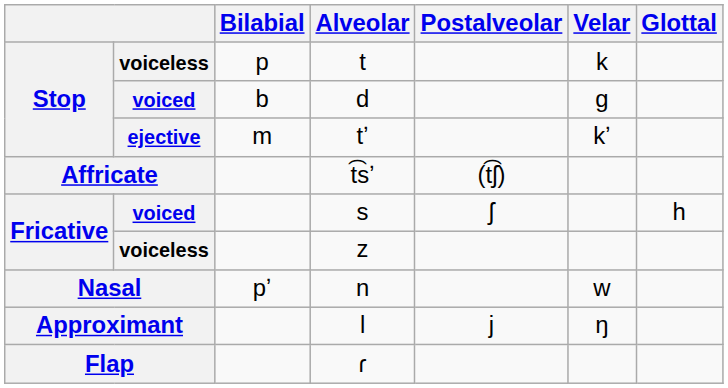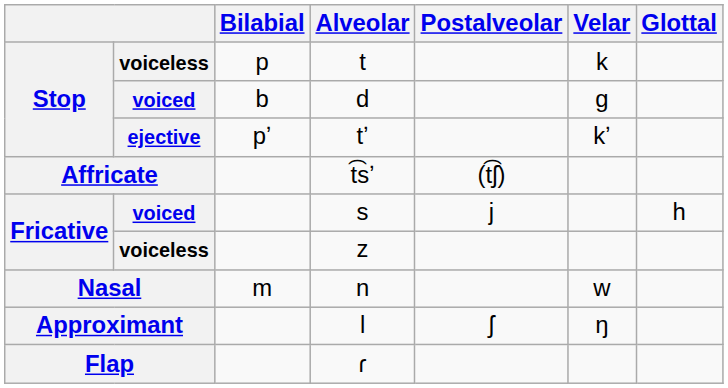(262, 136) m -> (262, 136) pʼ
(491, 212) ʃ -> (491, 212) j
(262, 288) pʼ -> (262, 288) m
(491, 325) j -> (491, 325) ʃ
